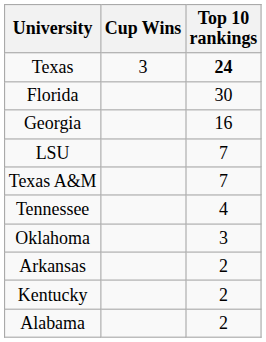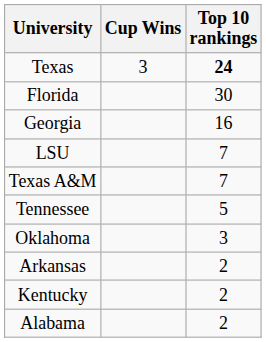(223, 209) 4 -> (223, 209) 5
